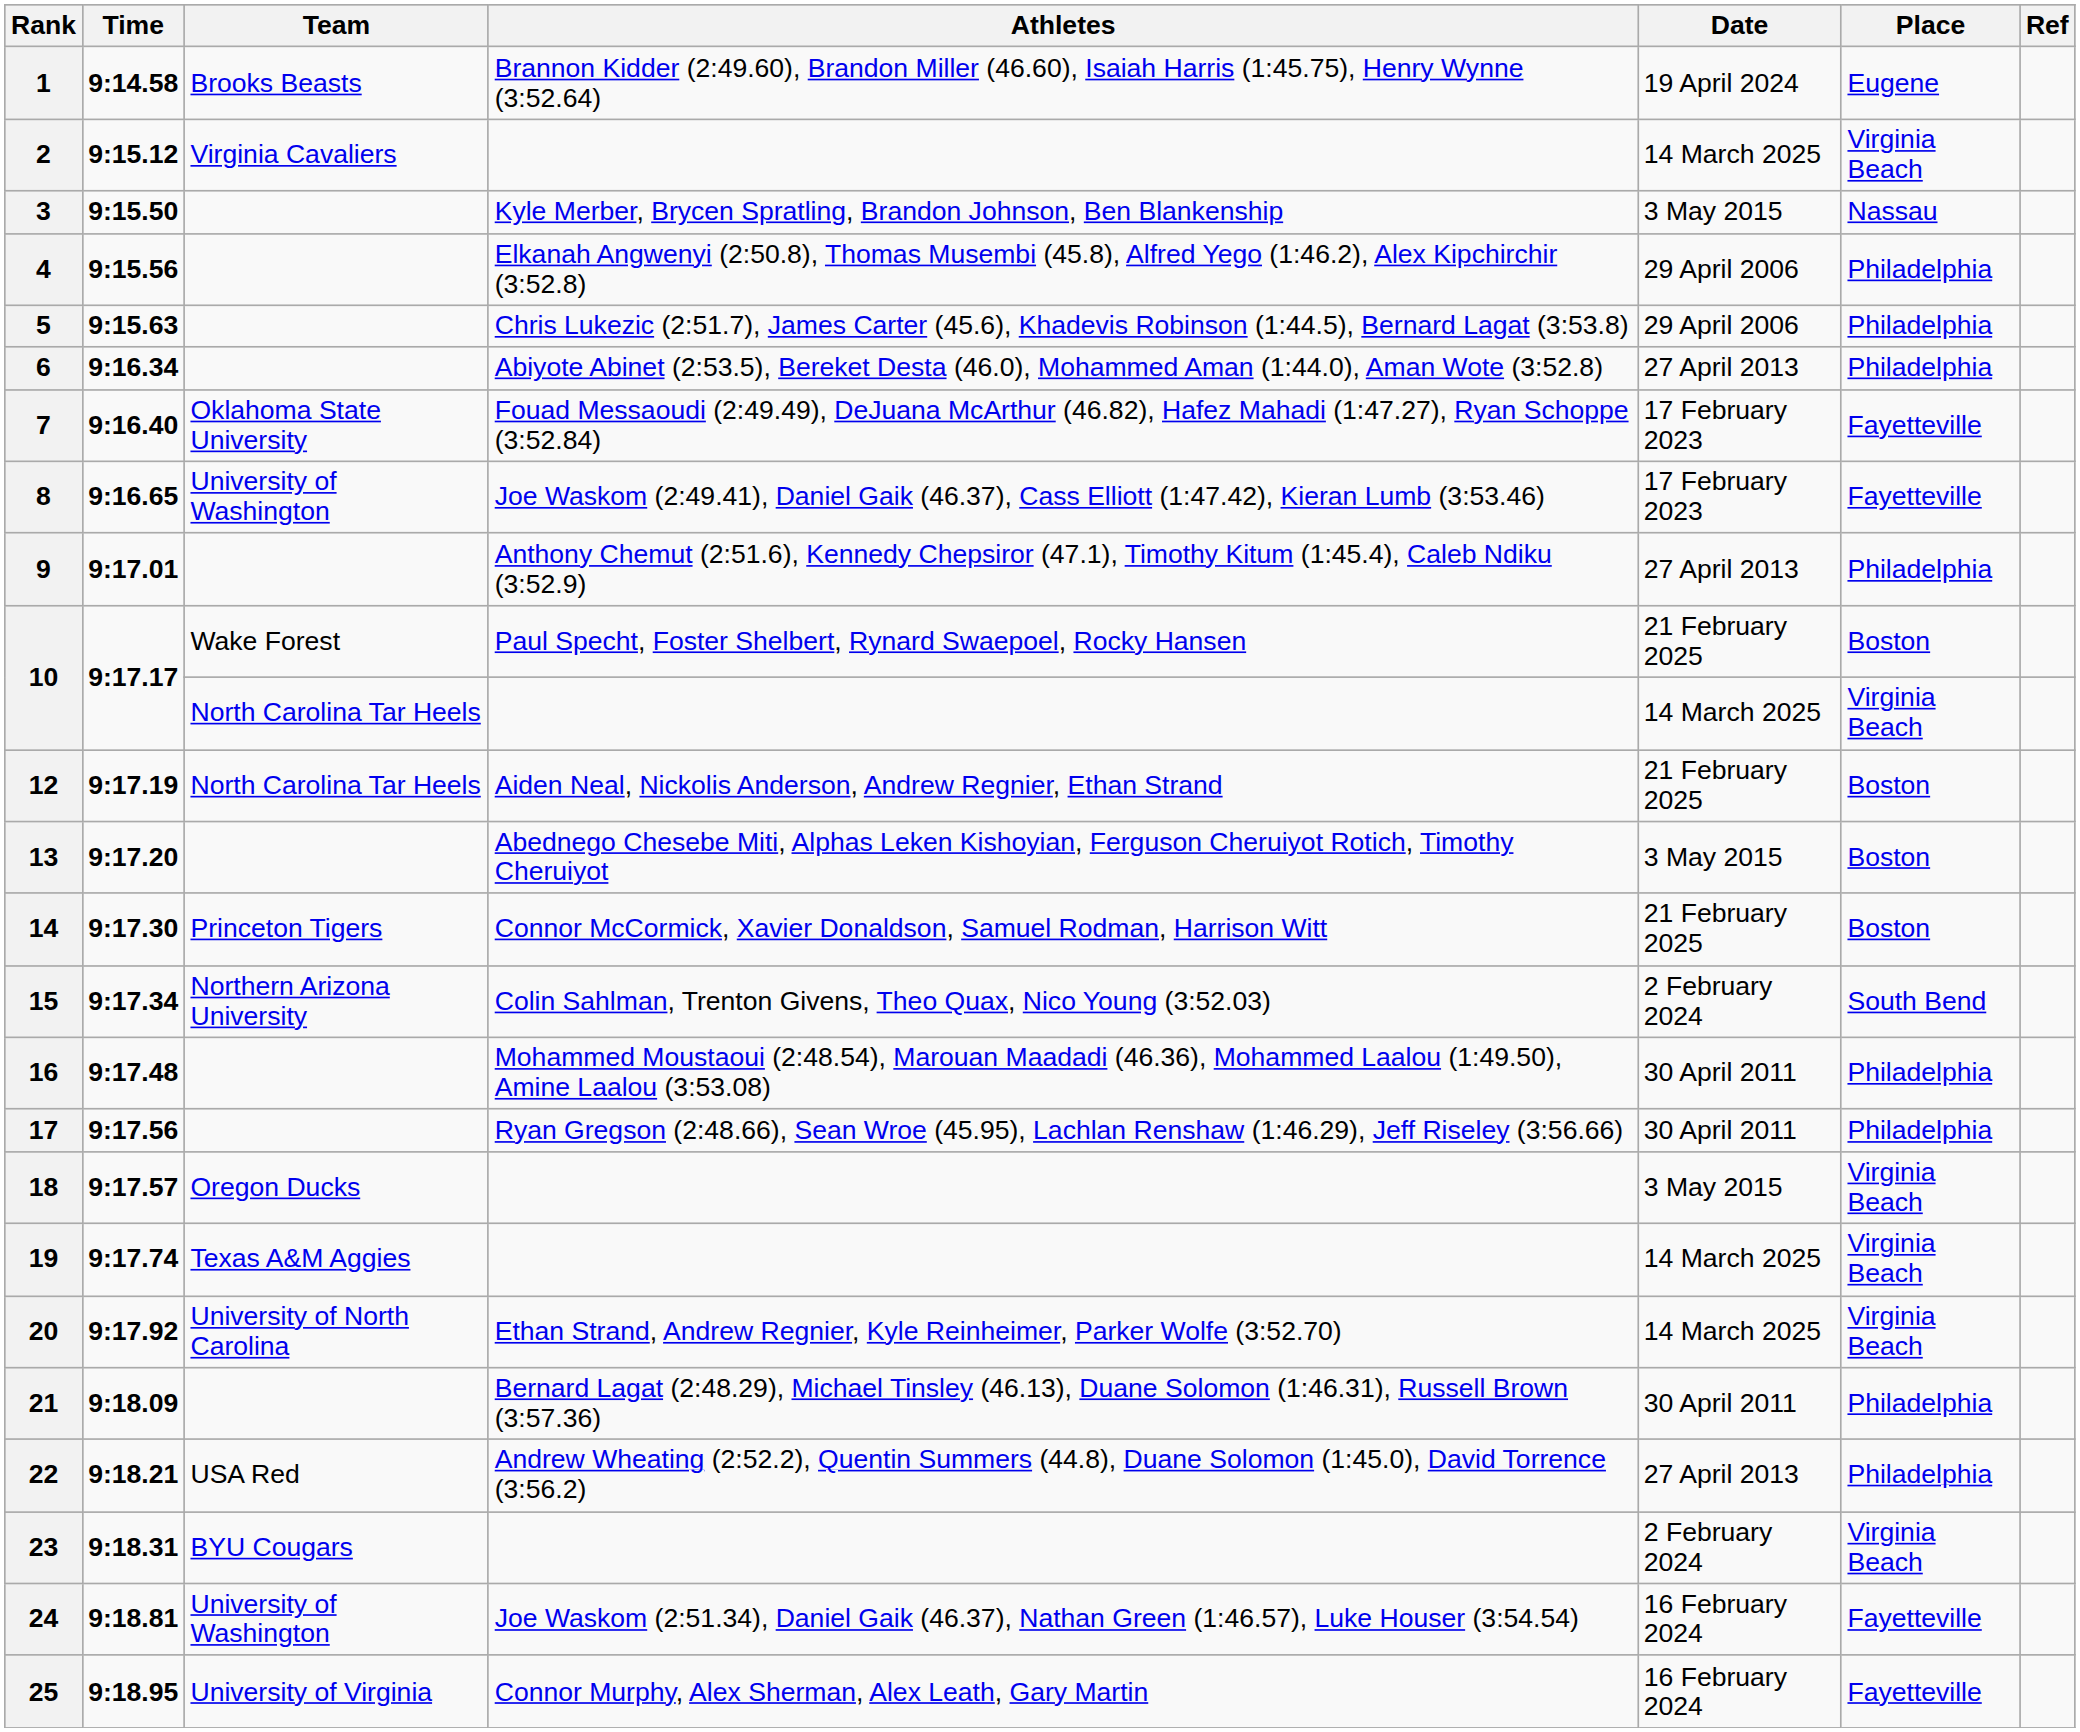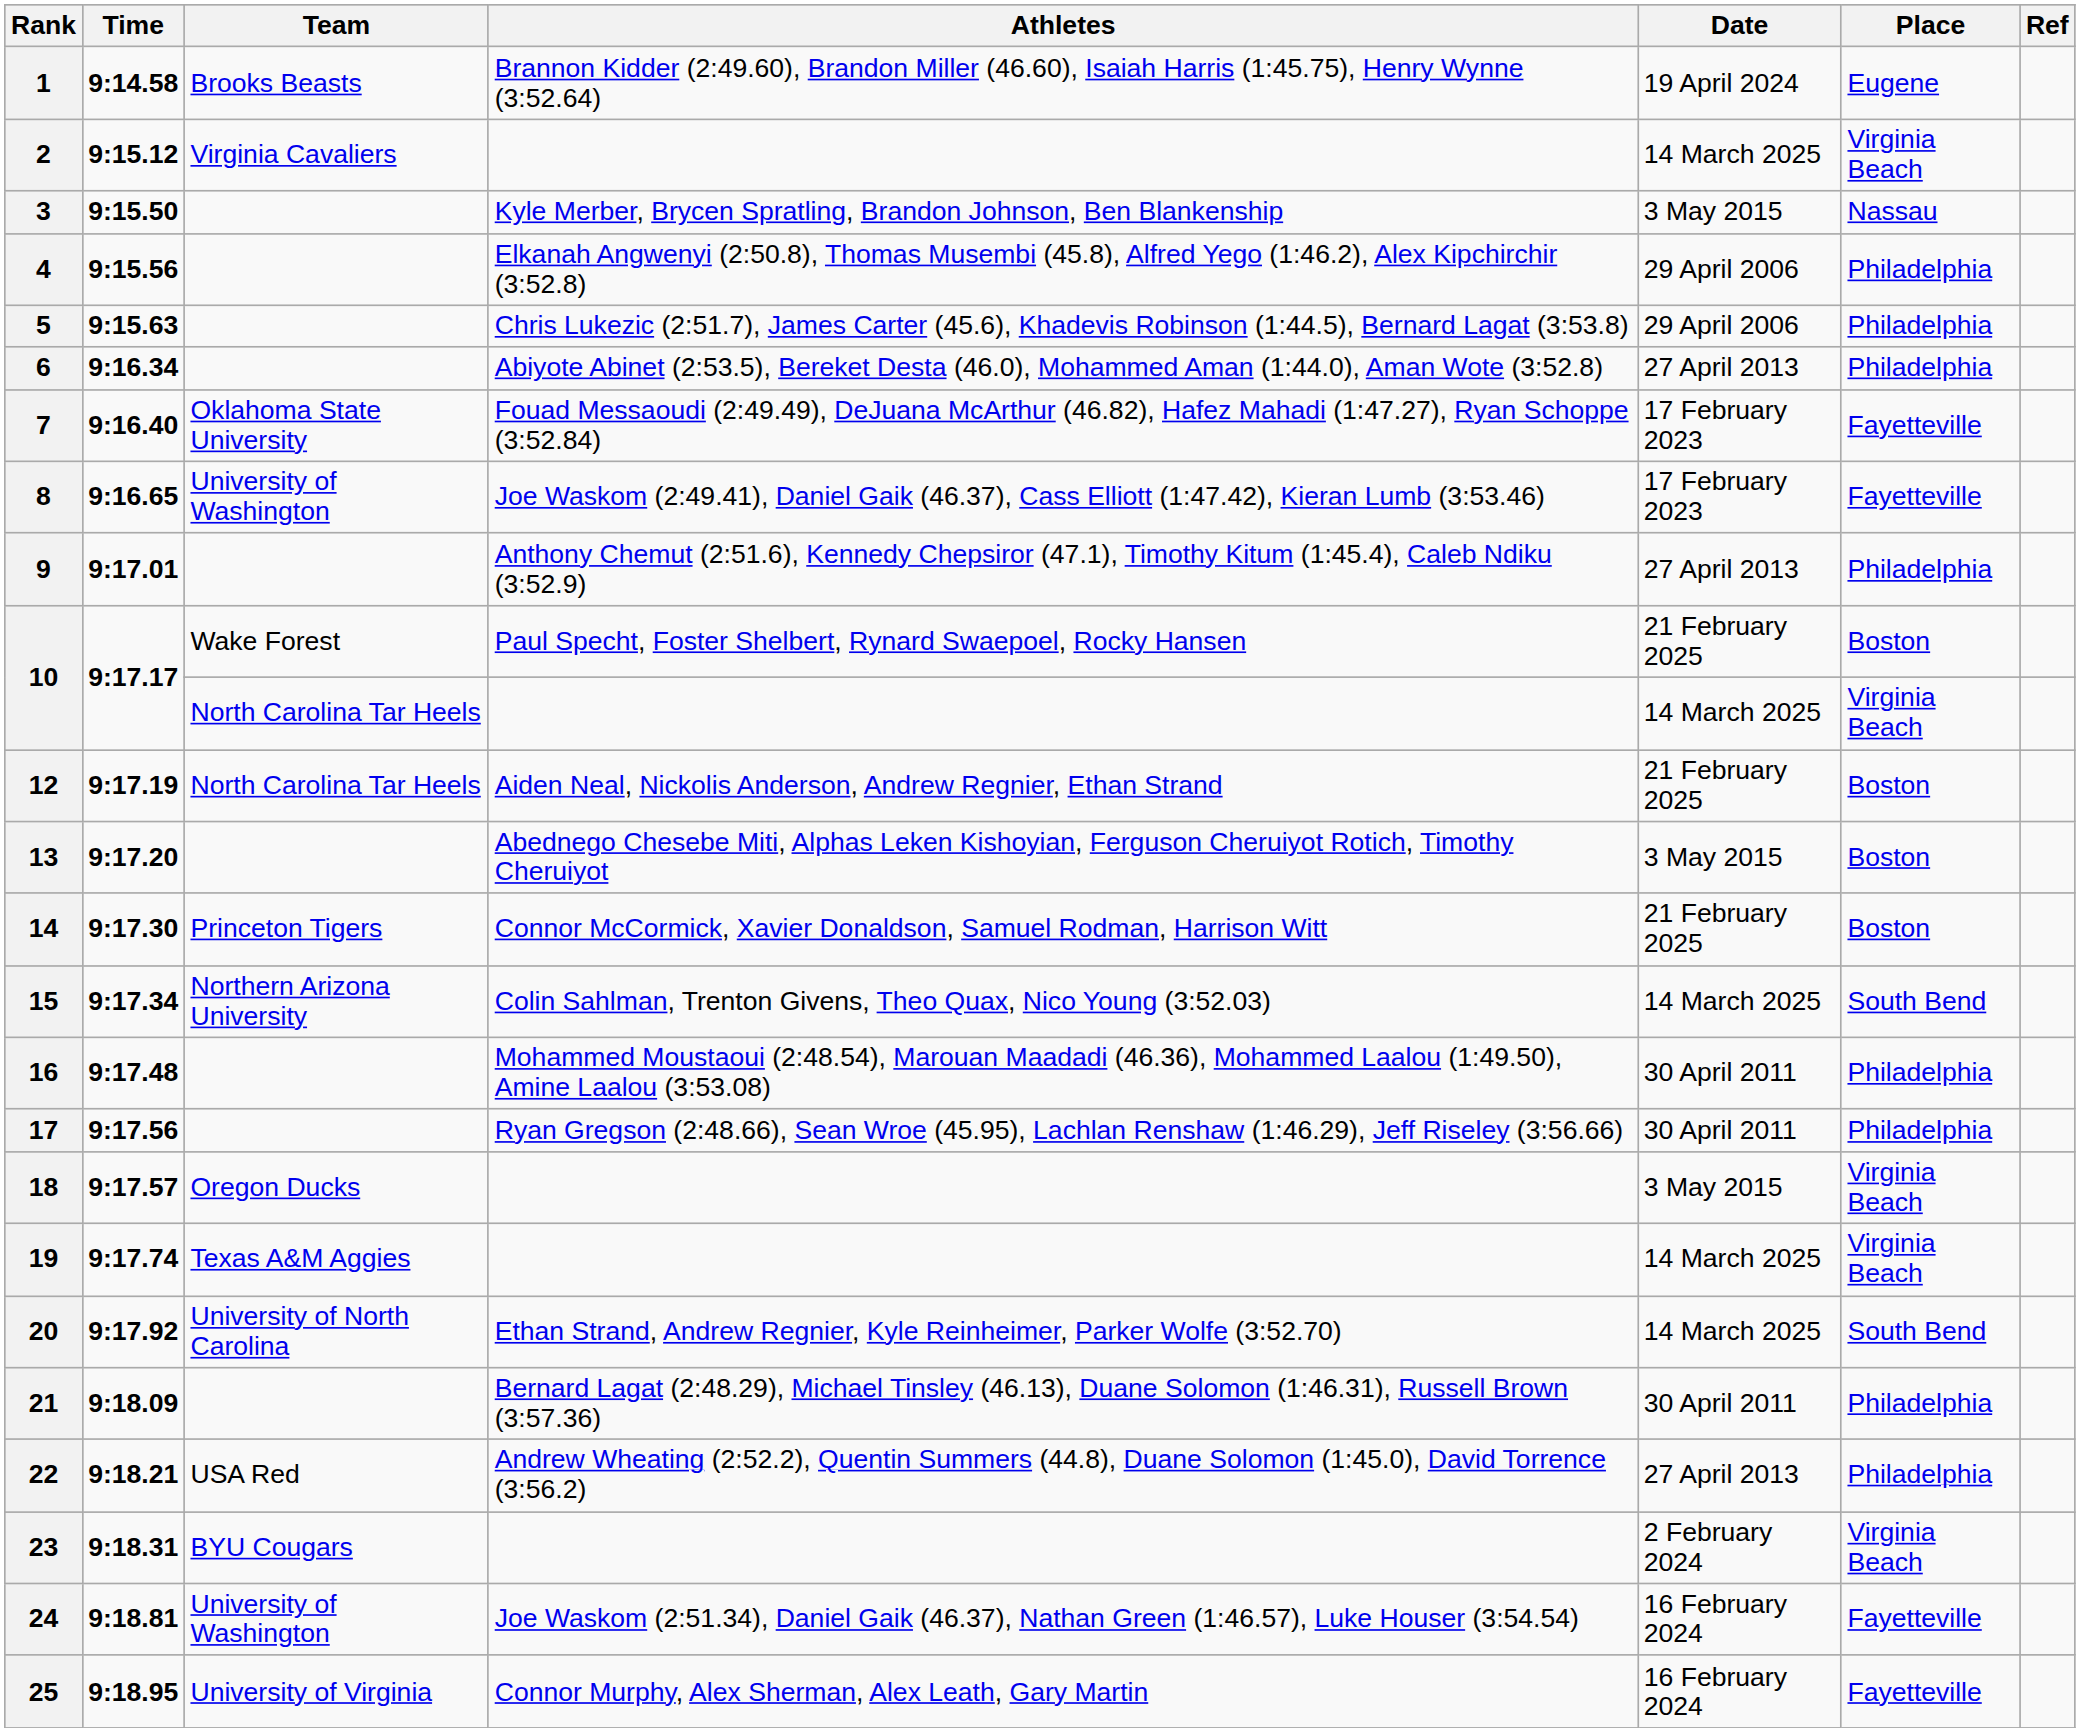(1708, 1001) 2 February 2024 -> (1732, 1001) 14 March 2025
(1892, 1331) Virginia Beach -> (1917, 1331) South Bend
